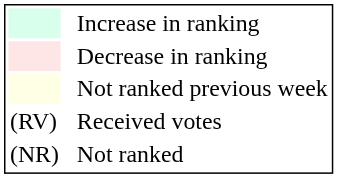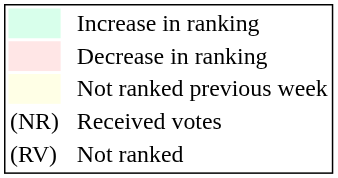(34, 121) (RV) -> (34, 121) (NR)
(34, 154) (NR) -> (34, 154) (RV)
